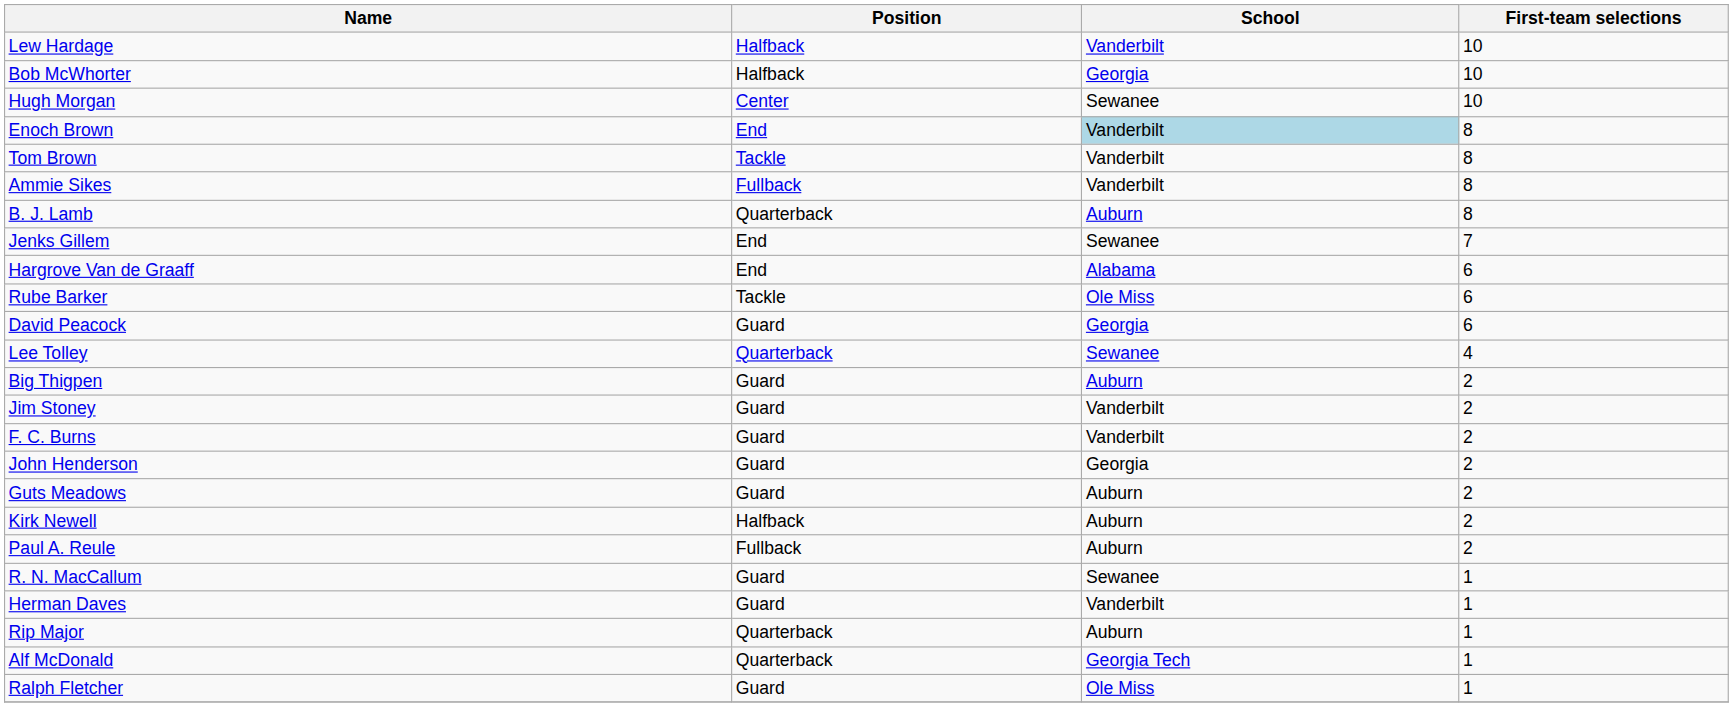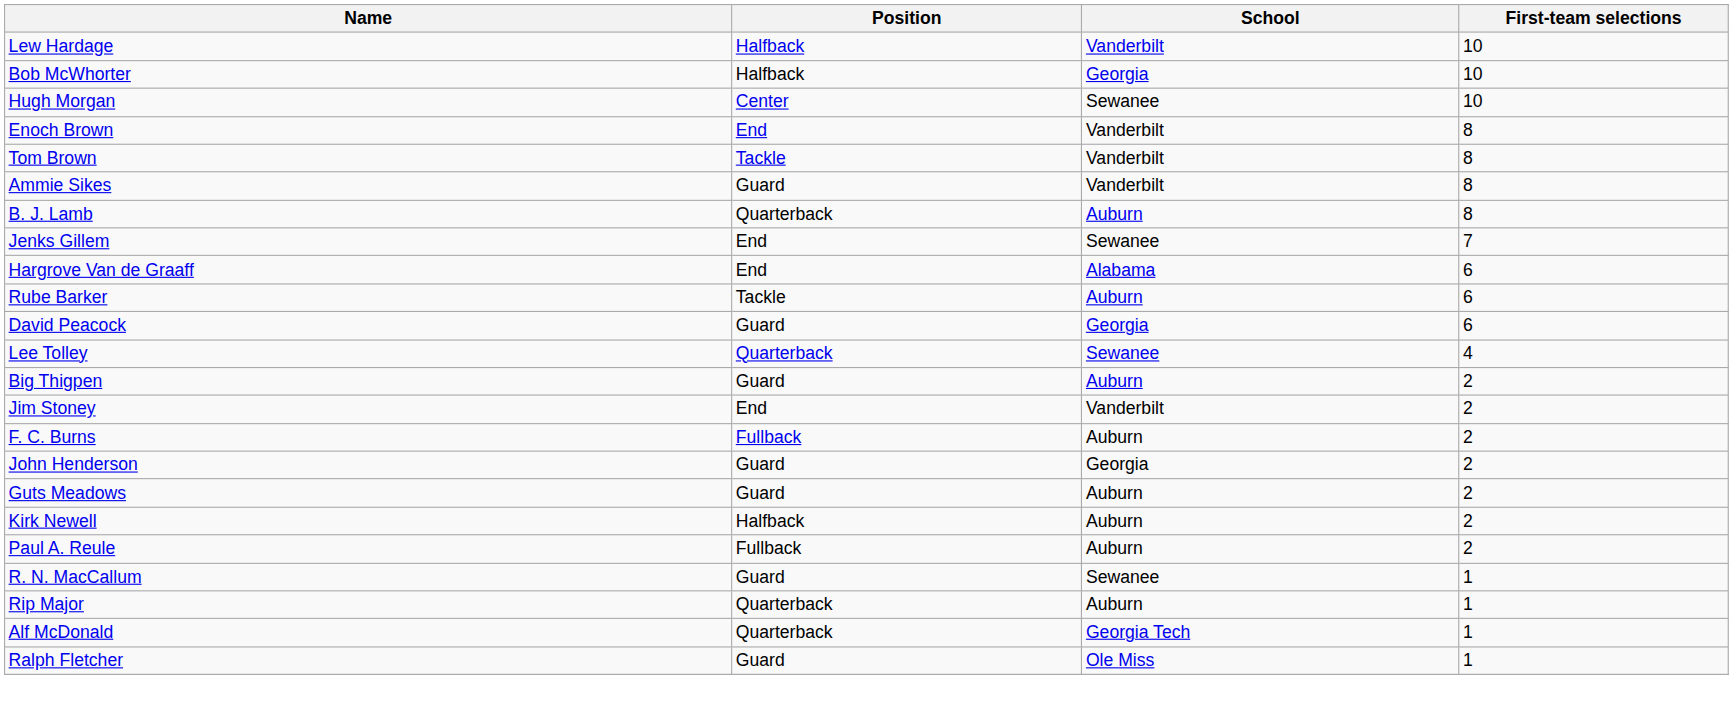(1125, 130) lightblue background -> (1125, 130) no background
(769, 185) Fullback -> (760, 185) Guard
(1120, 297) Ole Miss -> (1114, 297) Auburn
(760, 409) Guard -> (751, 409) End
(760, 437) Guard -> (769, 437) Fullback
(1125, 437) Vanderbilt -> (1114, 437) Auburn
- row: (67, 604)
